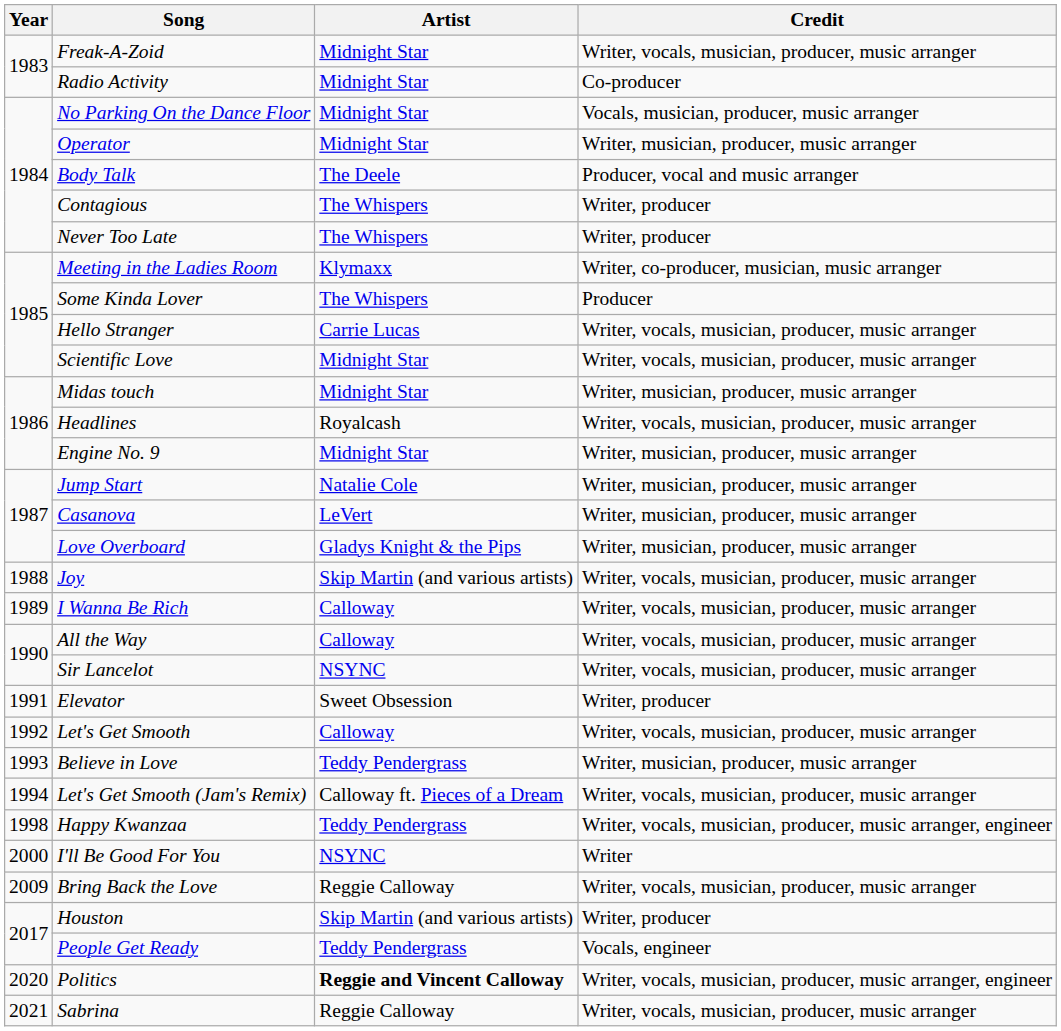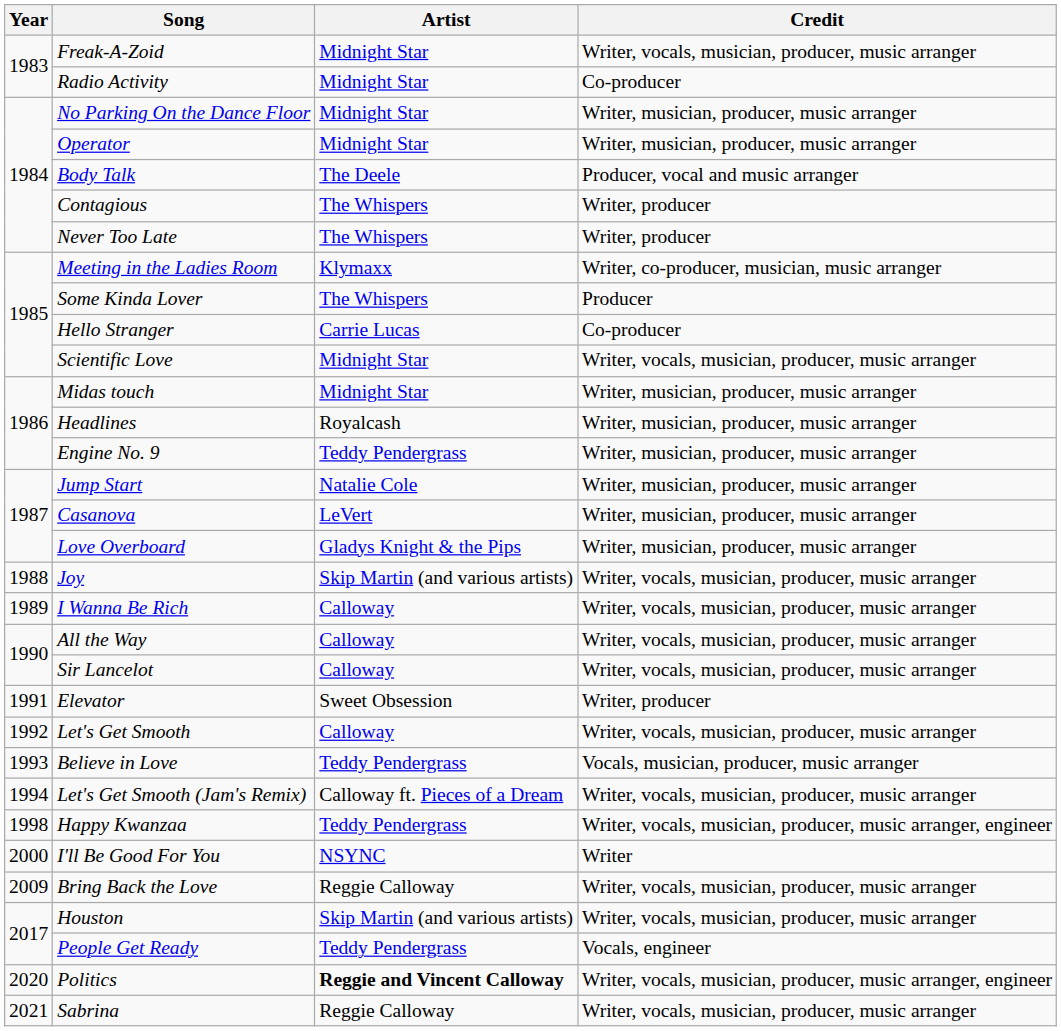(750, 112) Vocals, musician, producer, music arranger -> (749, 112) Writer, musician, producer, music arranger
(779, 329) Writer, vocals, musician, producer, music arranger -> (631, 329) Co-producer
(779, 422) Writer, vocals, musician, producer, music arranger -> (749, 422) Writer, musician, producer, music arranger
(374, 453) Midnight Star -> (393, 453) Teddy Pendergrass
(352, 670) NSYNC -> (357, 670) Calloway
(749, 762) Writer, musician, producer, music arranger -> (750, 762) Vocals, musician, producer, music arranger
(646, 917) Writer, producer -> (779, 917) Writer, vocals, musician, producer, music arranger
